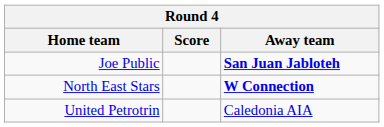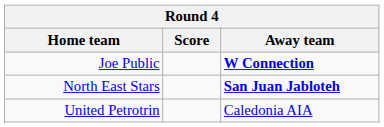(282, 63) San Juan Jabloteh -> (269, 63) W Connection
(269, 86) W Connection -> (282, 86) San Juan Jabloteh
